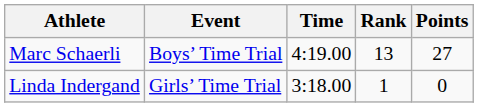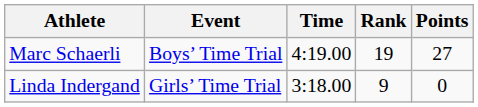(384, 53) 13 -> (384, 53) 19
(384, 86) 1 -> (384, 86) 9
